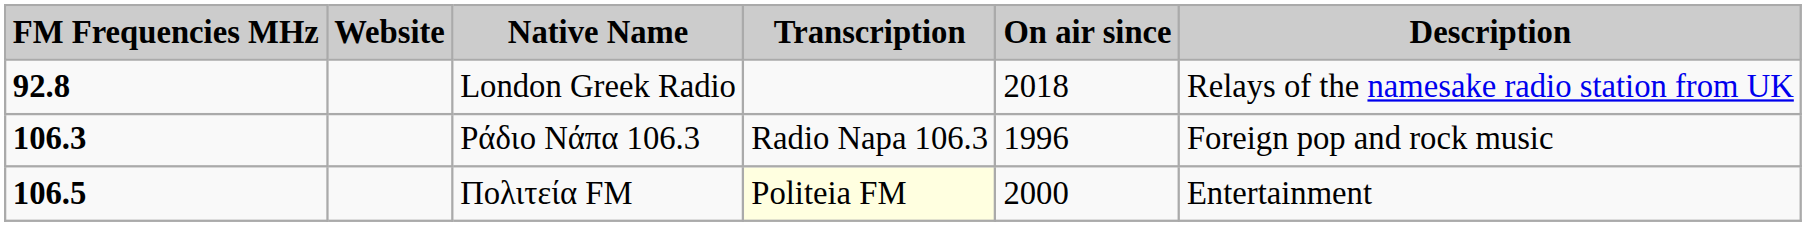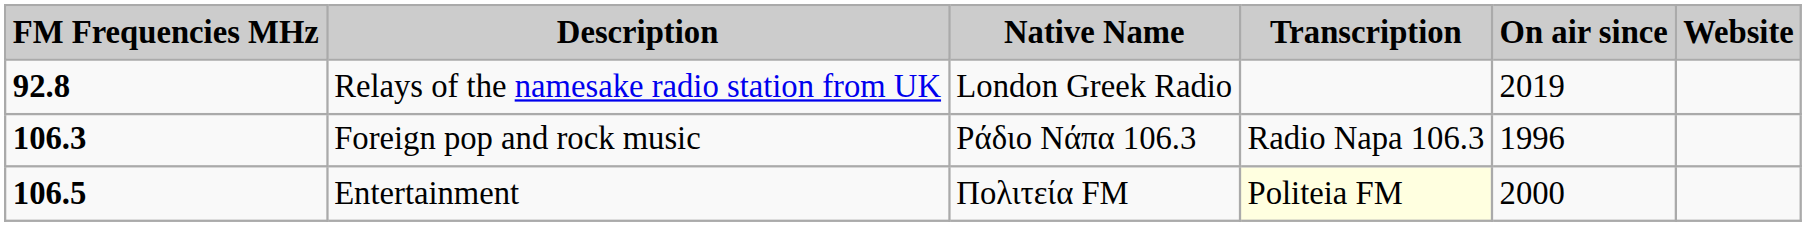columns swapped: (389, 31) <-> (1490, 31)
(1036, 85) 2018 -> (1532, 85) 2019
